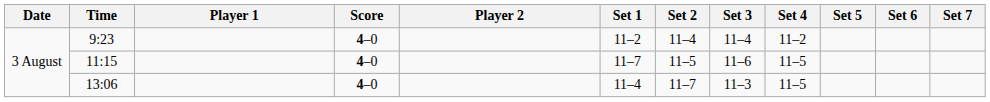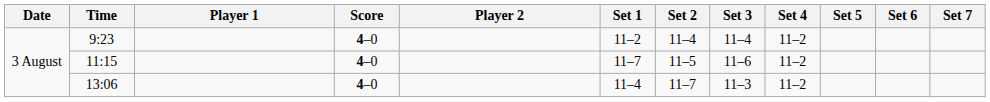(792, 62) 11–5 -> (792, 62) 11–2
(792, 85) 11–5 -> (792, 85) 11–2
